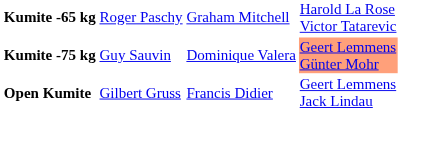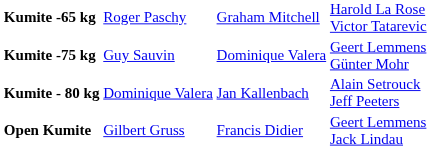(348, 55) lightsalmon background -> (378, 55) no background
+ row: (52, 92)
